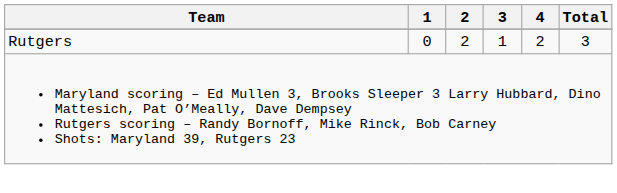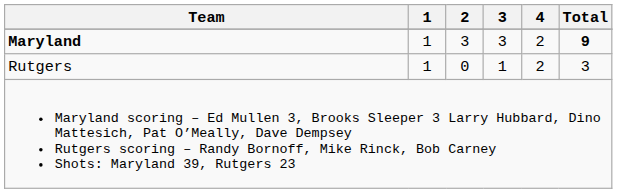+ row: (45, 42)
(427, 42) 0 -> (427, 67) 1
(465, 42) 2 -> (465, 67) 0
